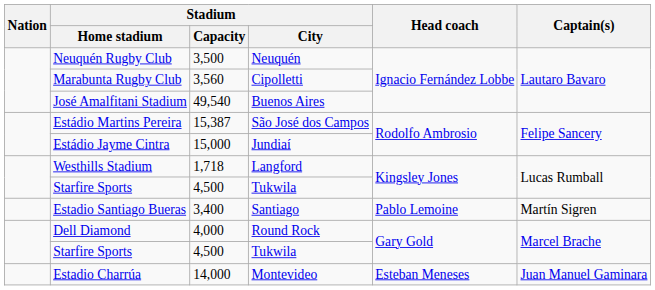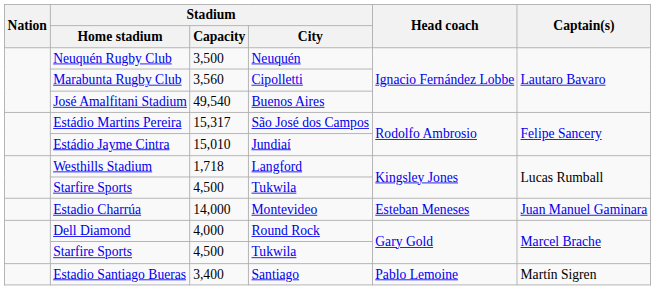(212, 123) 15,387 -> (212, 123) 15,317
(212, 144) 15,000 -> (212, 144) 15,010
rows swapped: (120, 209) <-> (97, 274)
